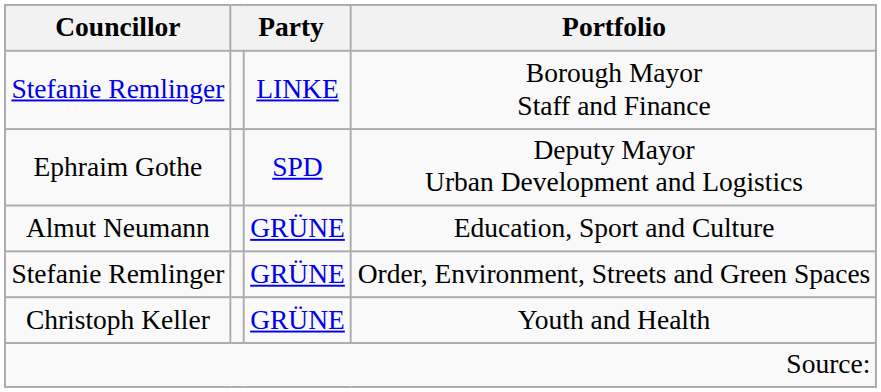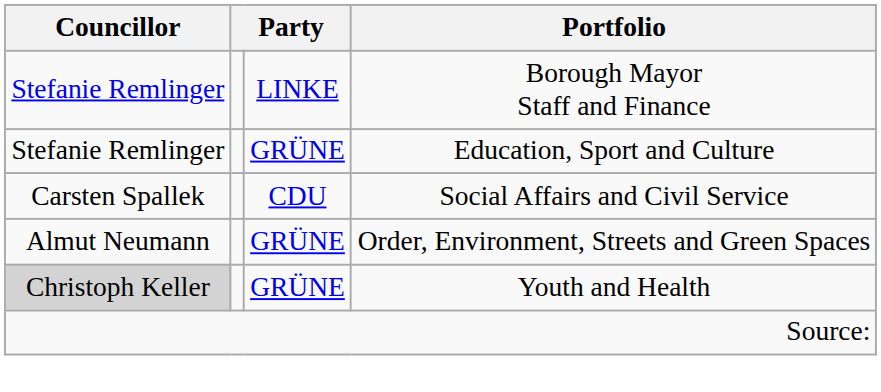- row: (614, 167)
(118, 228) Almut Neumann -> (118, 150) Stefanie Remlinger
+ row: (614, 196)
(118, 273) Stefanie Remlinger -> (118, 241) Almut Neumann
(118, 319) no background -> (118, 286) lightgrey background
